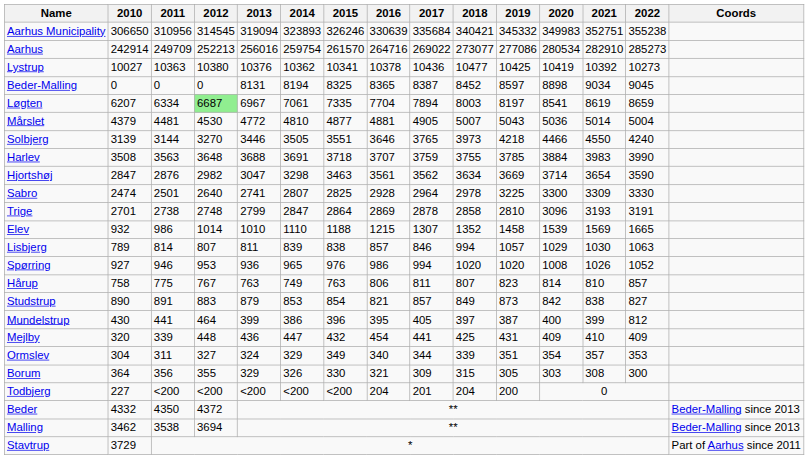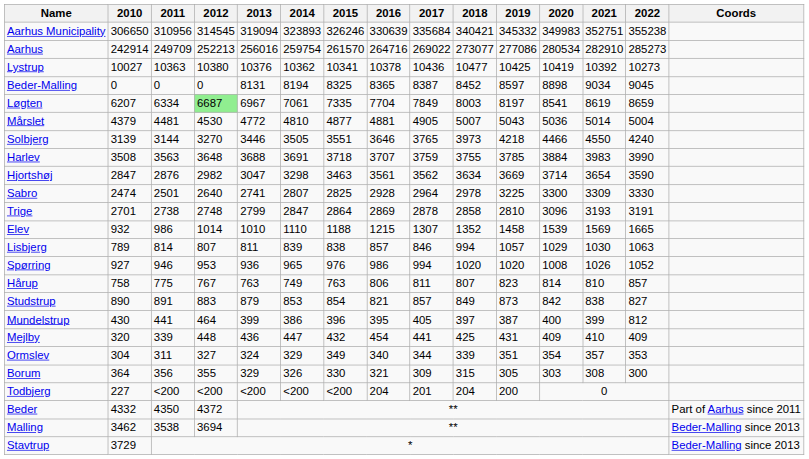(425, 103) 7894 -> (425, 103) 7849
(736, 409) Beder-Malling since 2013 -> (736, 409) Part of Aarhus since 2011
(736, 445) Part of Aarhus since 2011 -> (736, 445) Beder-Malling since 2013
